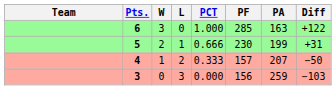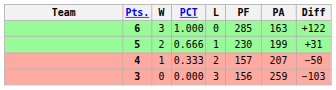columns swapped: (181, 12) <-> (209, 12)
